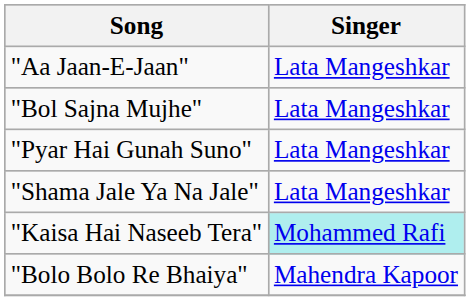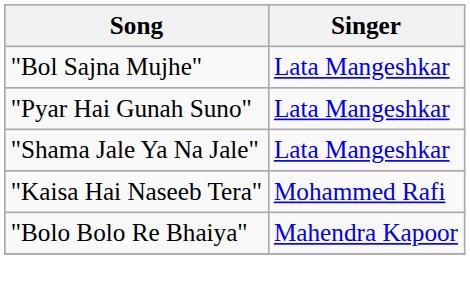- row: (100, 67)
(360, 233) paleturquoise background -> (360, 191) no background
